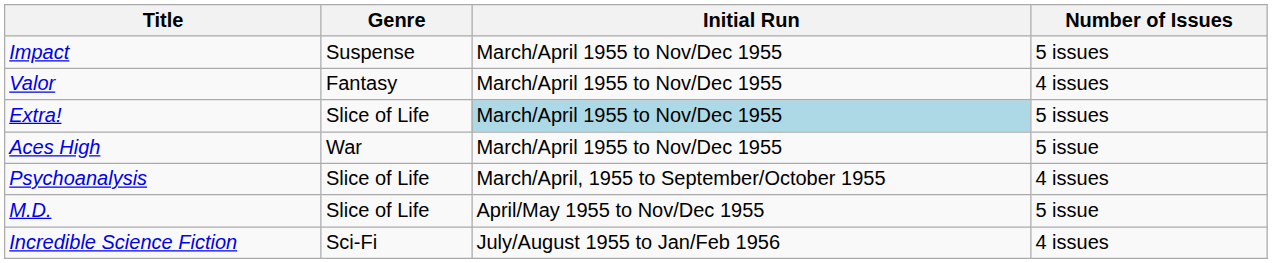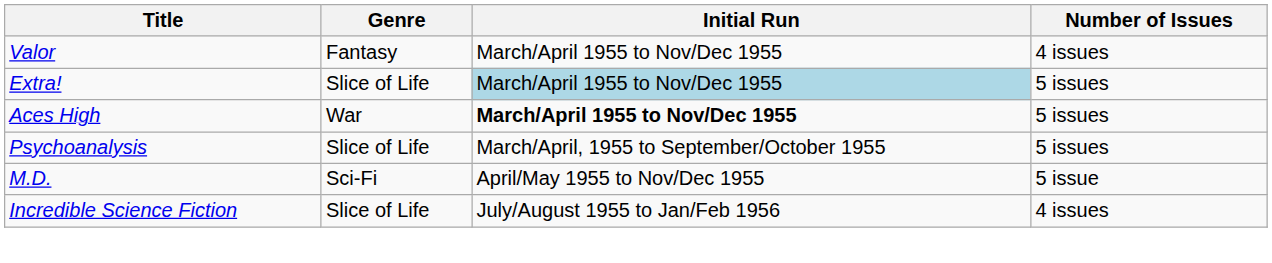- row: (39, 52)
(629, 147) normal -> (637, 115) bold
(1067, 147) 5 issue -> (1072, 115) 5 issues
(1072, 178) 4 issues -> (1072, 147) 5 issues
(378, 210) Slice of Life -> (352, 178) Sci-Fi
(352, 242) Sci-Fi -> (378, 210) Slice of Life
